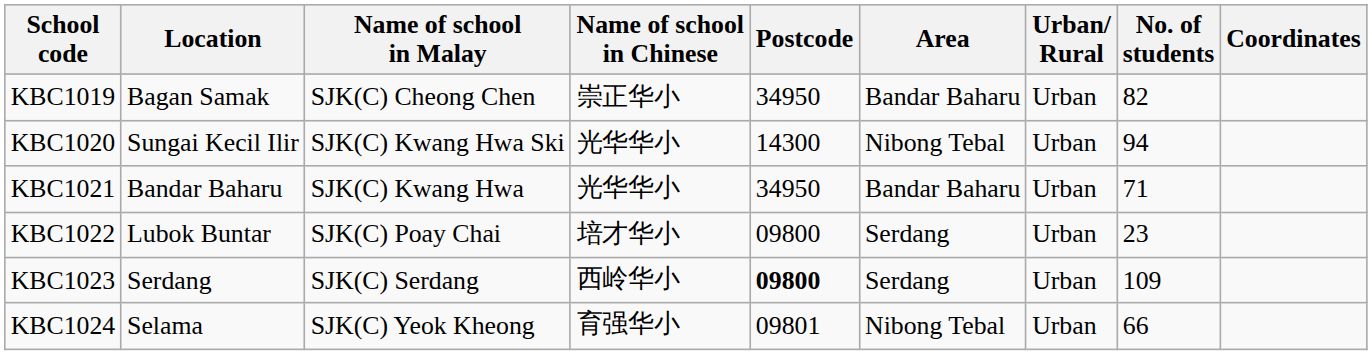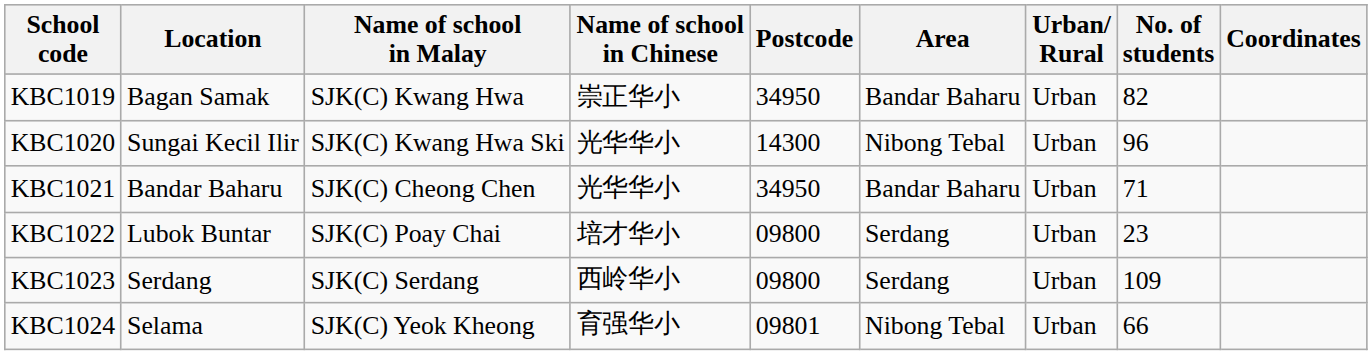(423, 97) SJK(C) Cheong Chen -> (417, 97) SJK(C) Kwang Hwa
(1136, 142) 94 -> (1136, 142) 96
(417, 188) SJK(C) Kwang Hwa -> (423, 188) SJK(C) Cheong Chen
(788, 279) bold -> (788, 279) normal
